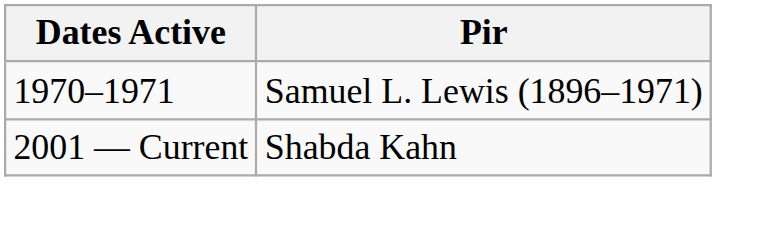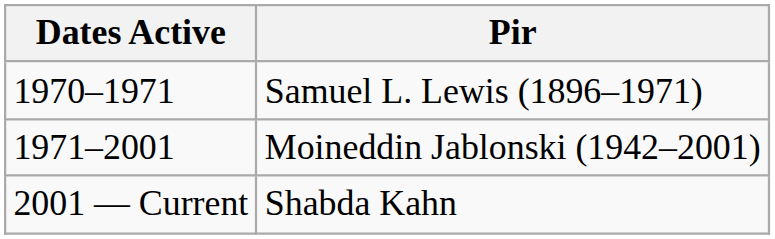+ row: (513, 146)
